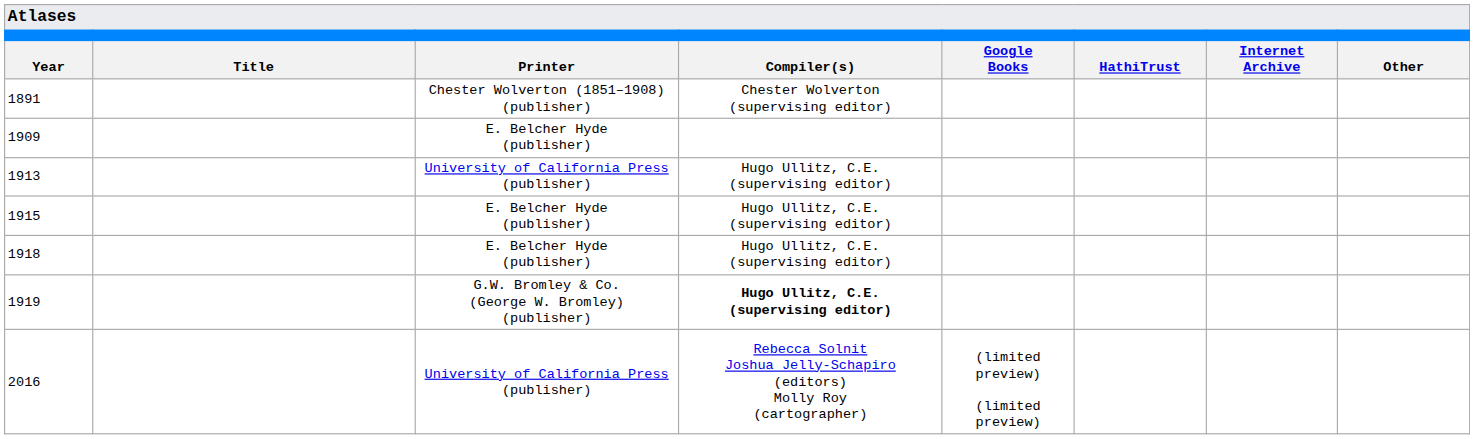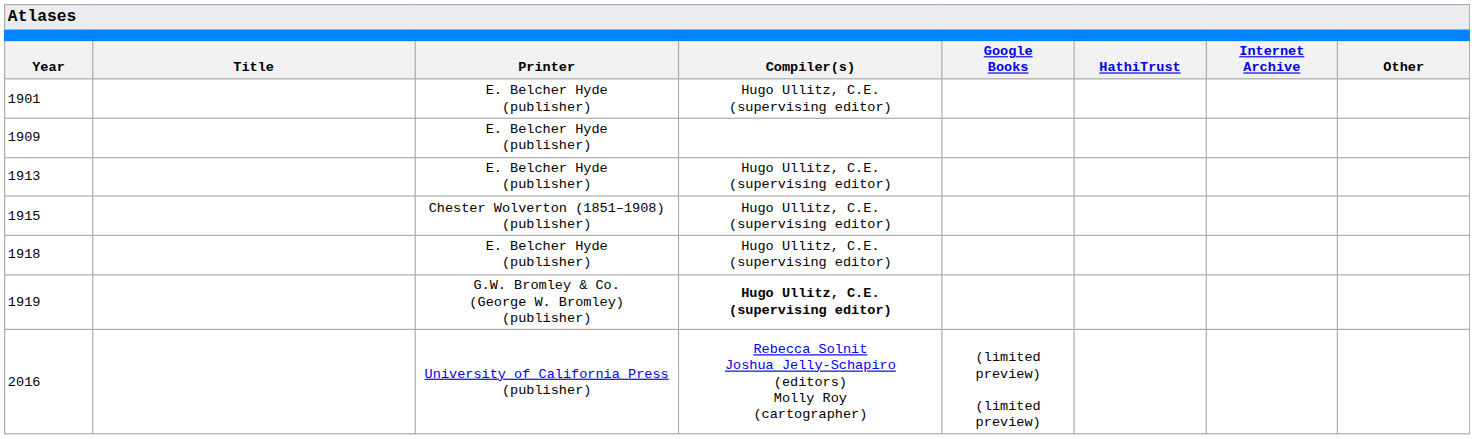- row: (24, 98)
+ row: (24, 98)
(547, 176) University of California Press (publisher) -> (547, 176) E. Belcher Hyde (publisher)
(547, 216) E. Belcher Hyde (publisher) -> (547, 216) Chester Wolverton (1851–1908) (publisher)
